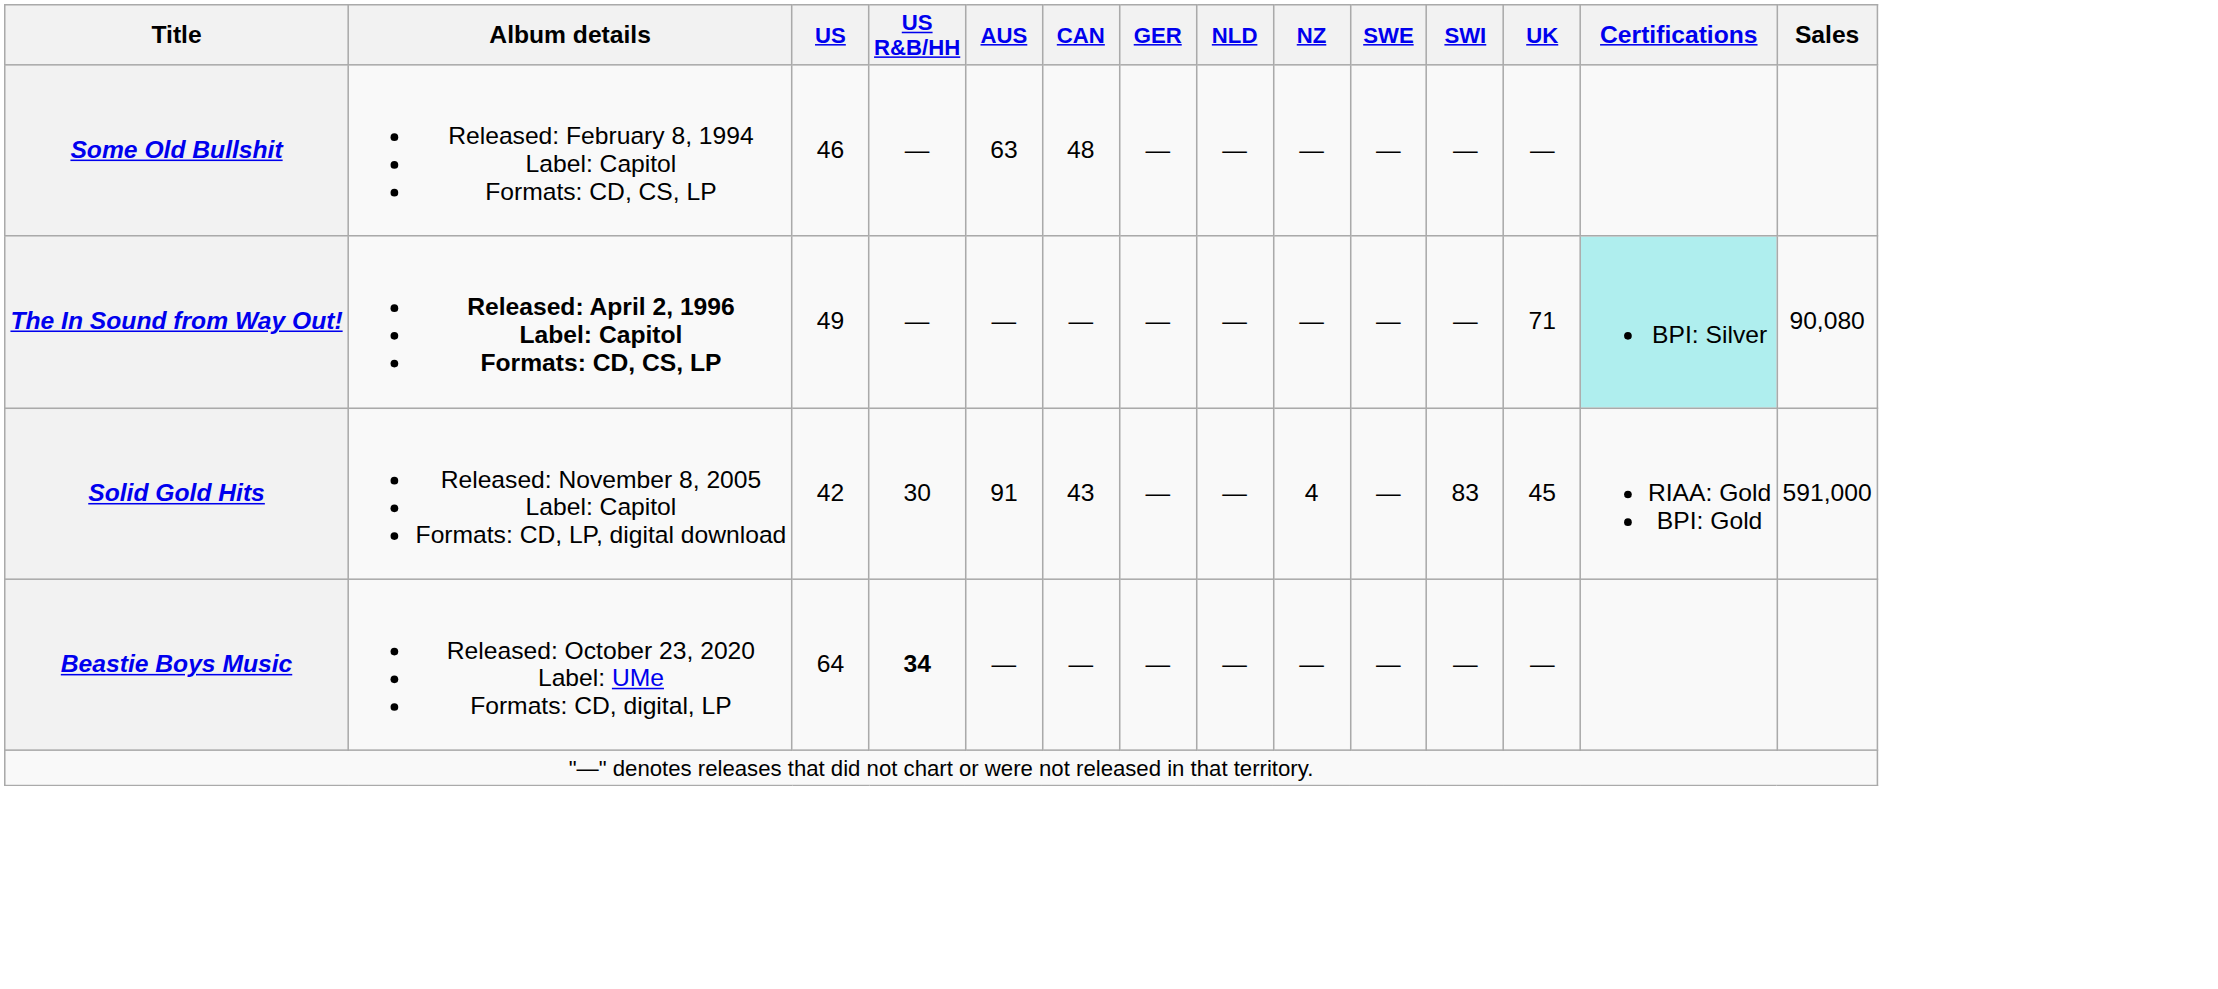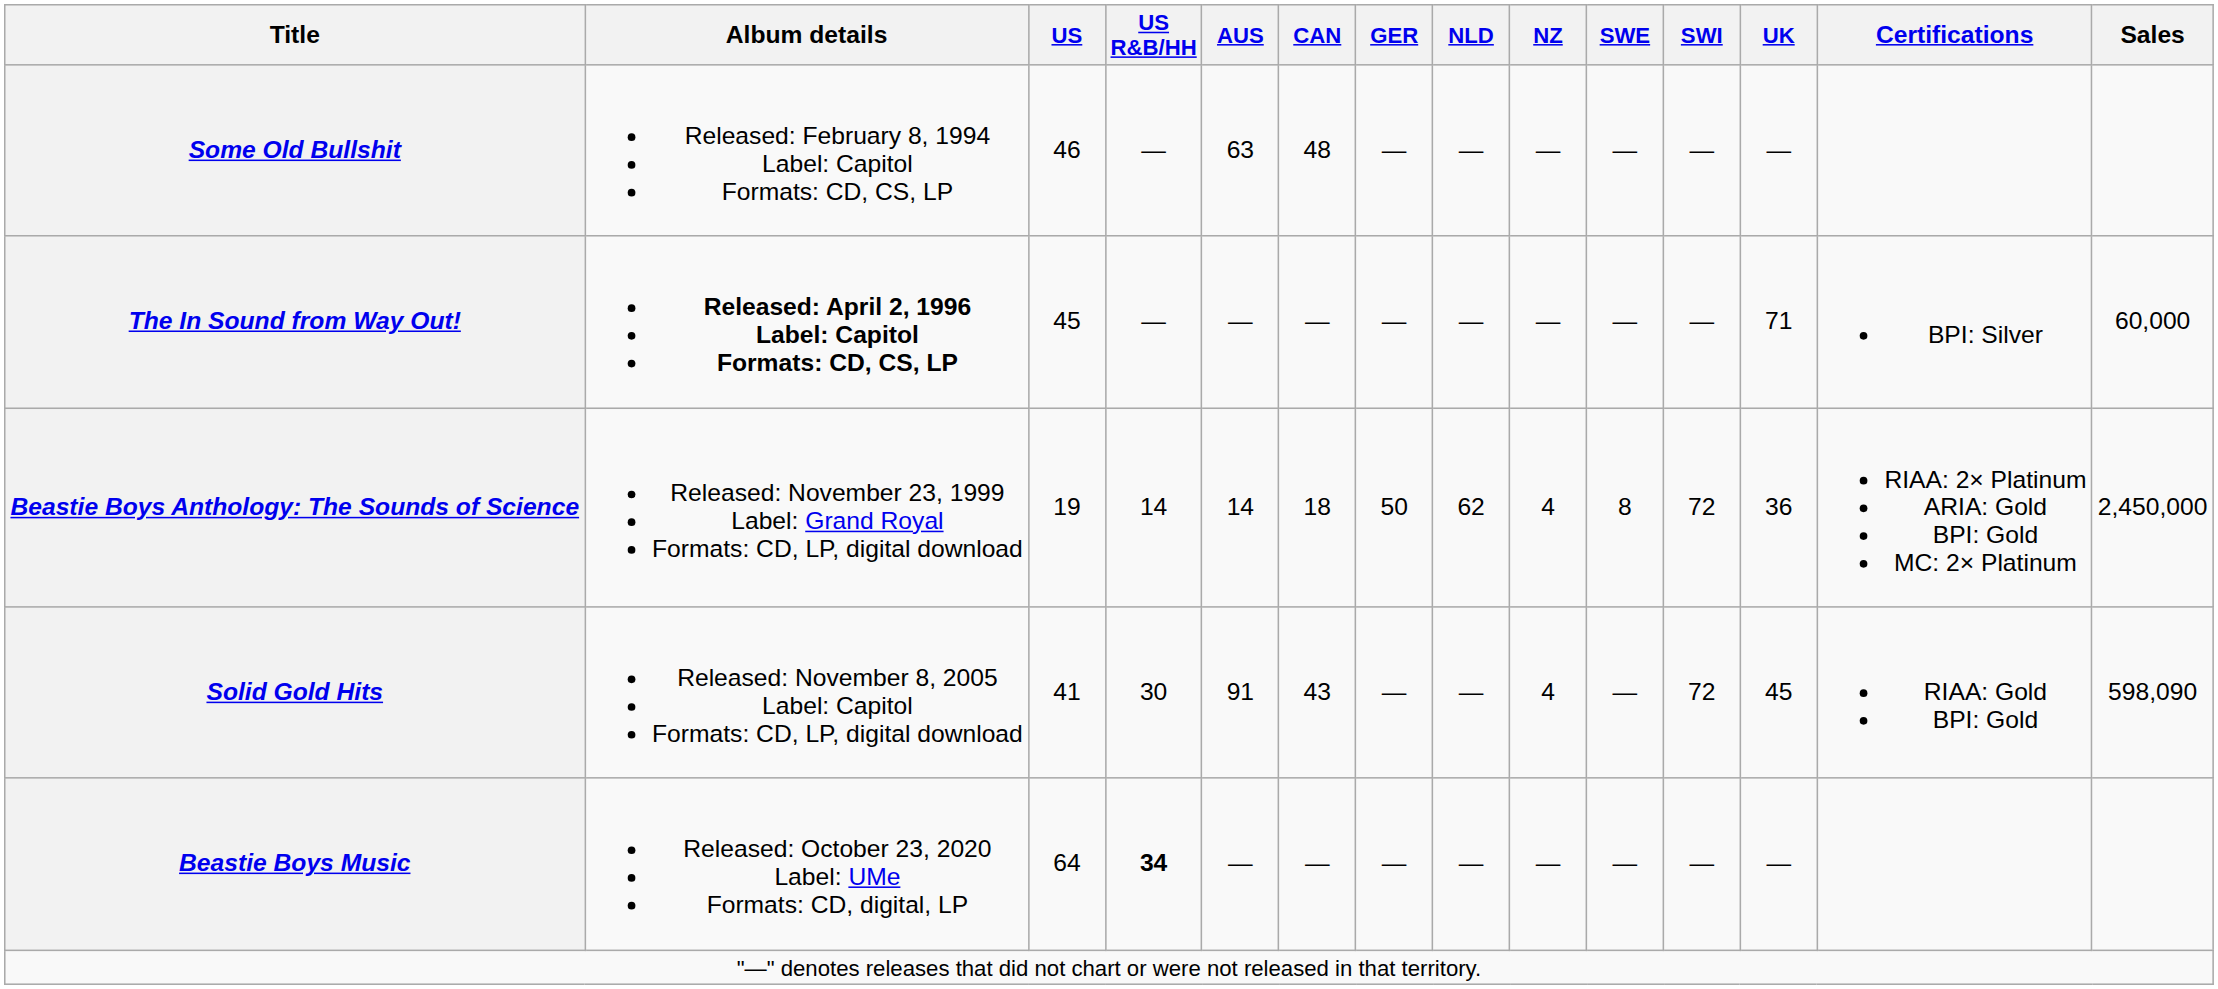(830, 321) 49 -> (1067, 321) 45
(1679, 336) paleturquoise background -> (1955, 336) no background
(1827, 321) 90,080 -> (2153, 321) 60,000
+ row: (295, 506)
(830, 492) 42 -> (1067, 692) 41
(1465, 492) 83 -> (1702, 692) 72
(1827, 492) 591,000 -> (2153, 692) 598,090
